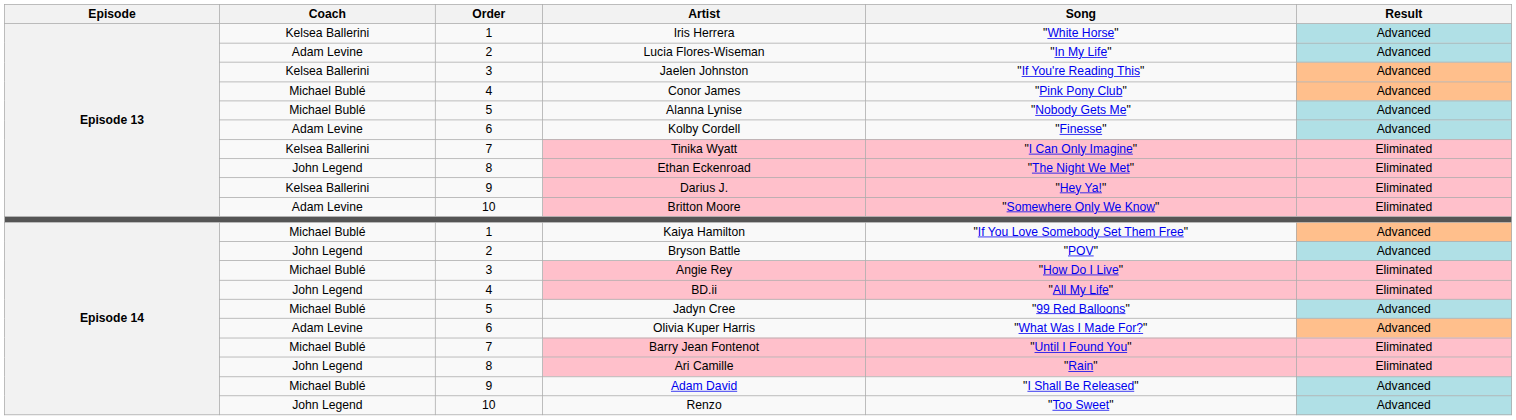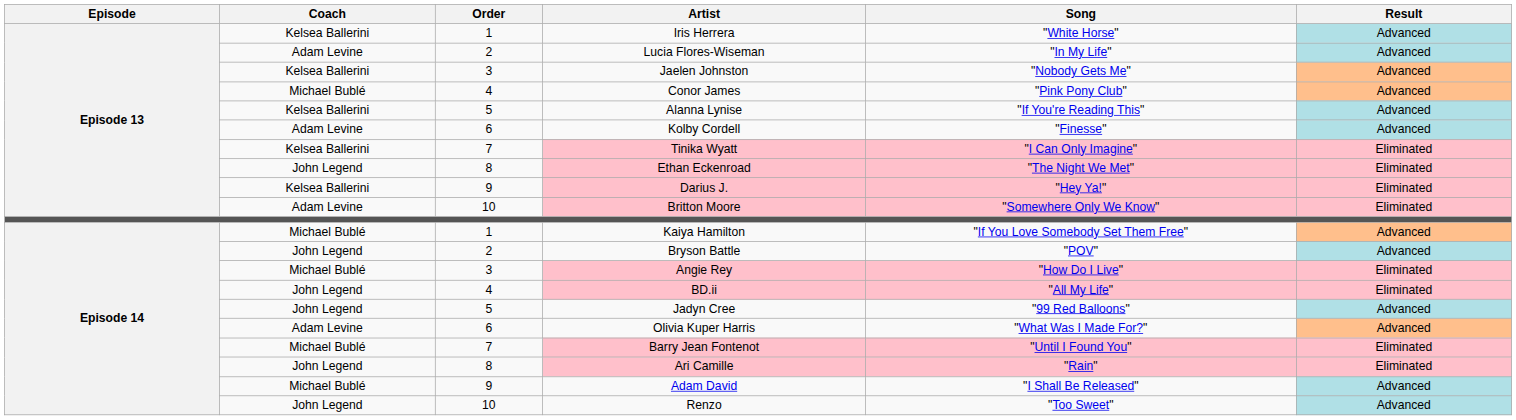(1081, 71) "If You're Reading This" -> (1081, 71) "Nobody Gets Me"
(327, 110) Michael Bublé -> (327, 110) Kelsea Ballerini
(1081, 110) "Nobody Gets Me" -> (1081, 110) "If You're Reading This"
(327, 309) Michael Bublé -> (327, 309) John Legend
